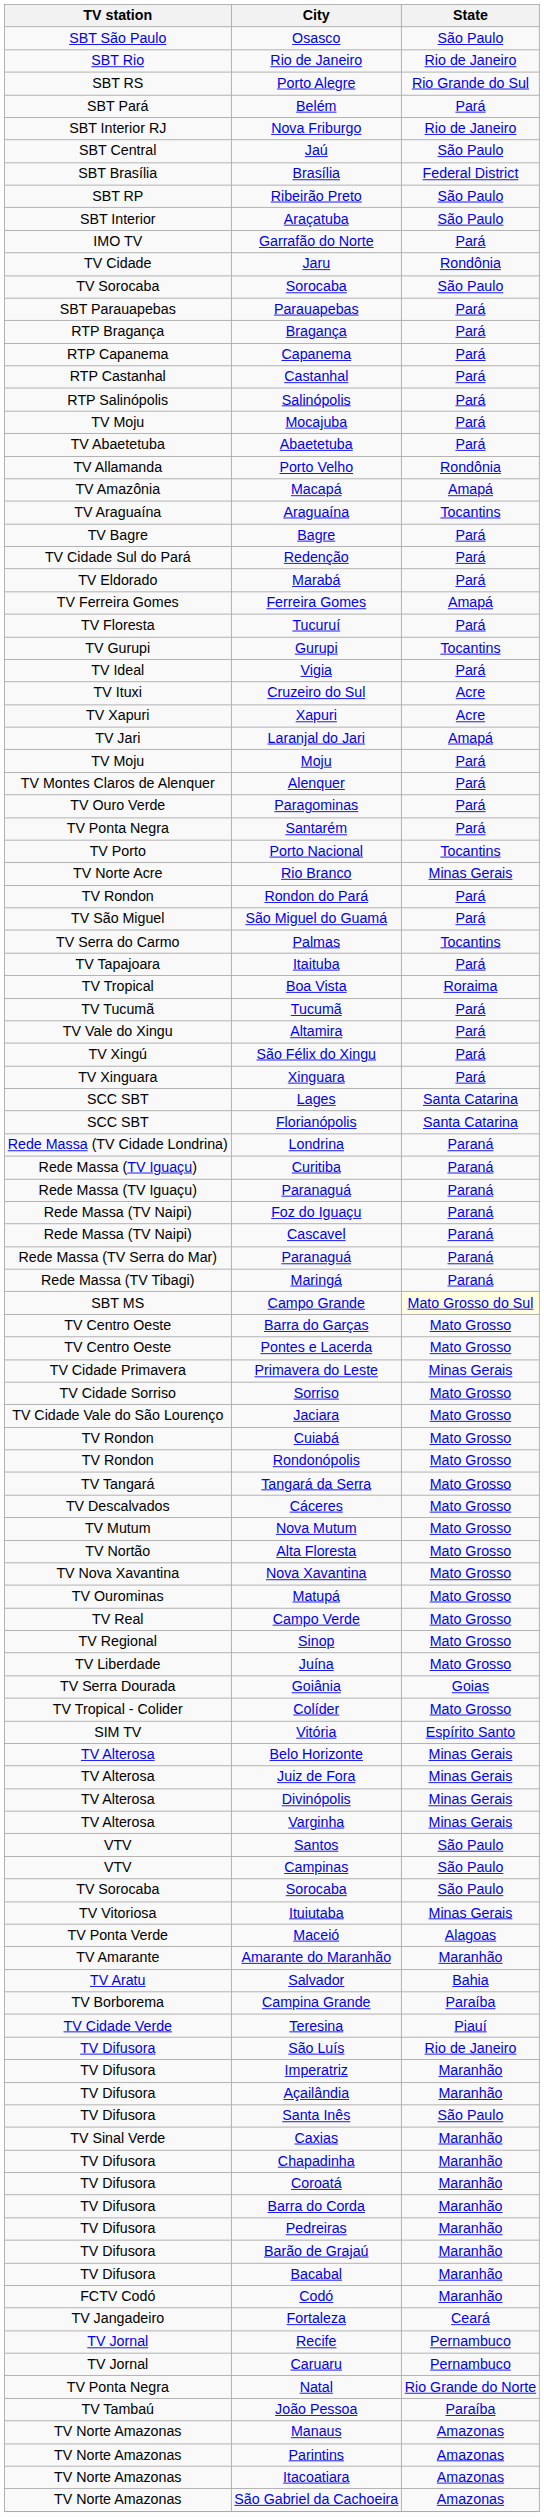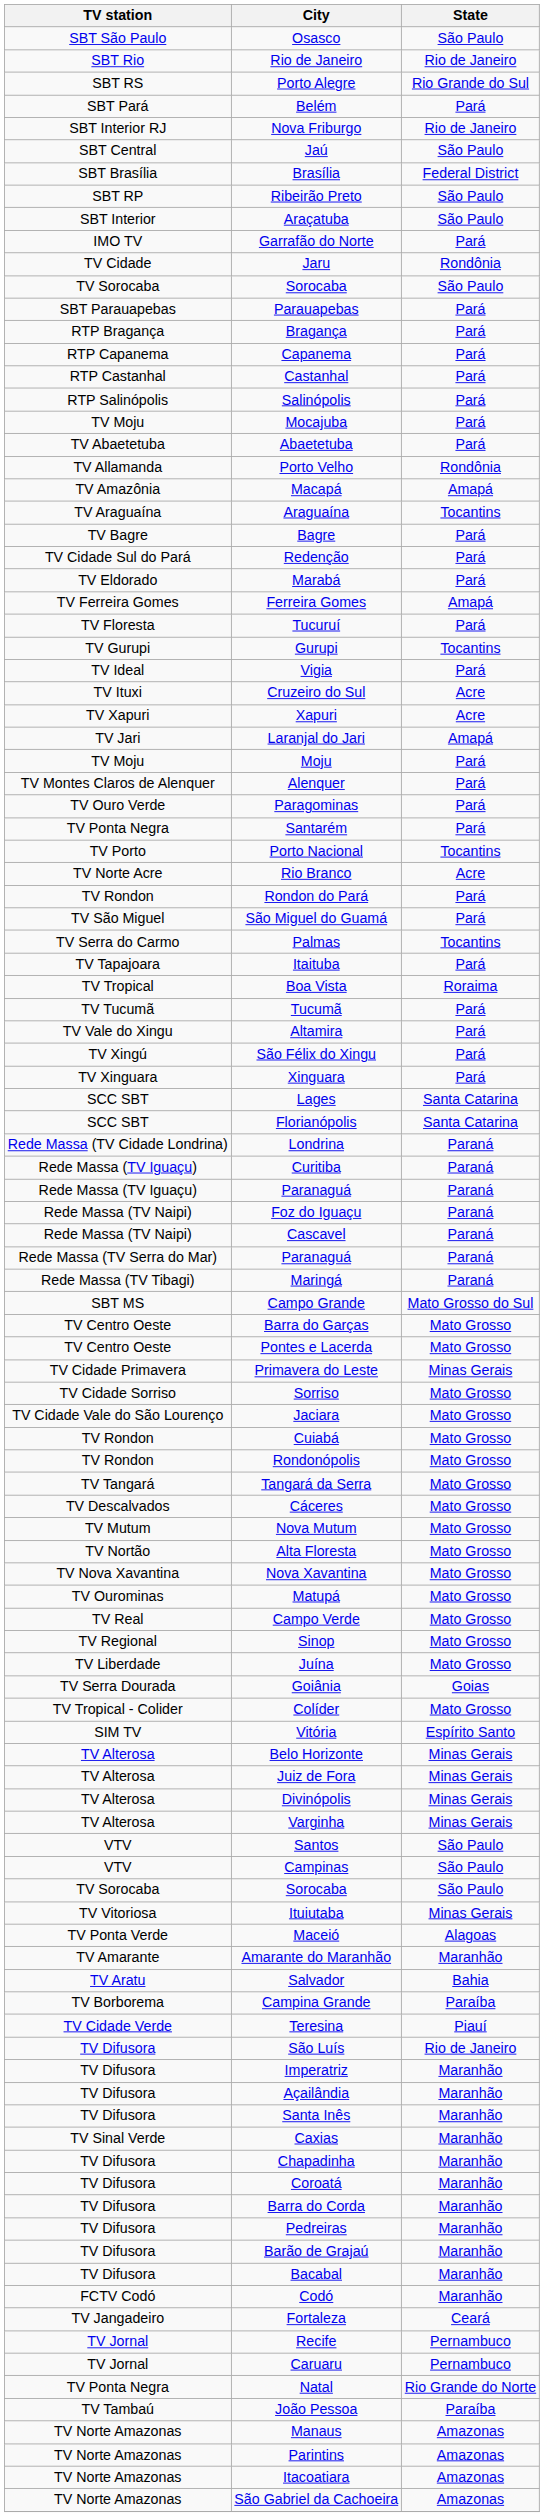(470, 873) Minas Gerais -> (470, 873) Acre
(470, 1303) lightyellow background -> (470, 1303) no background
(470, 2116) São Paulo -> (470, 2116) Maranhão
